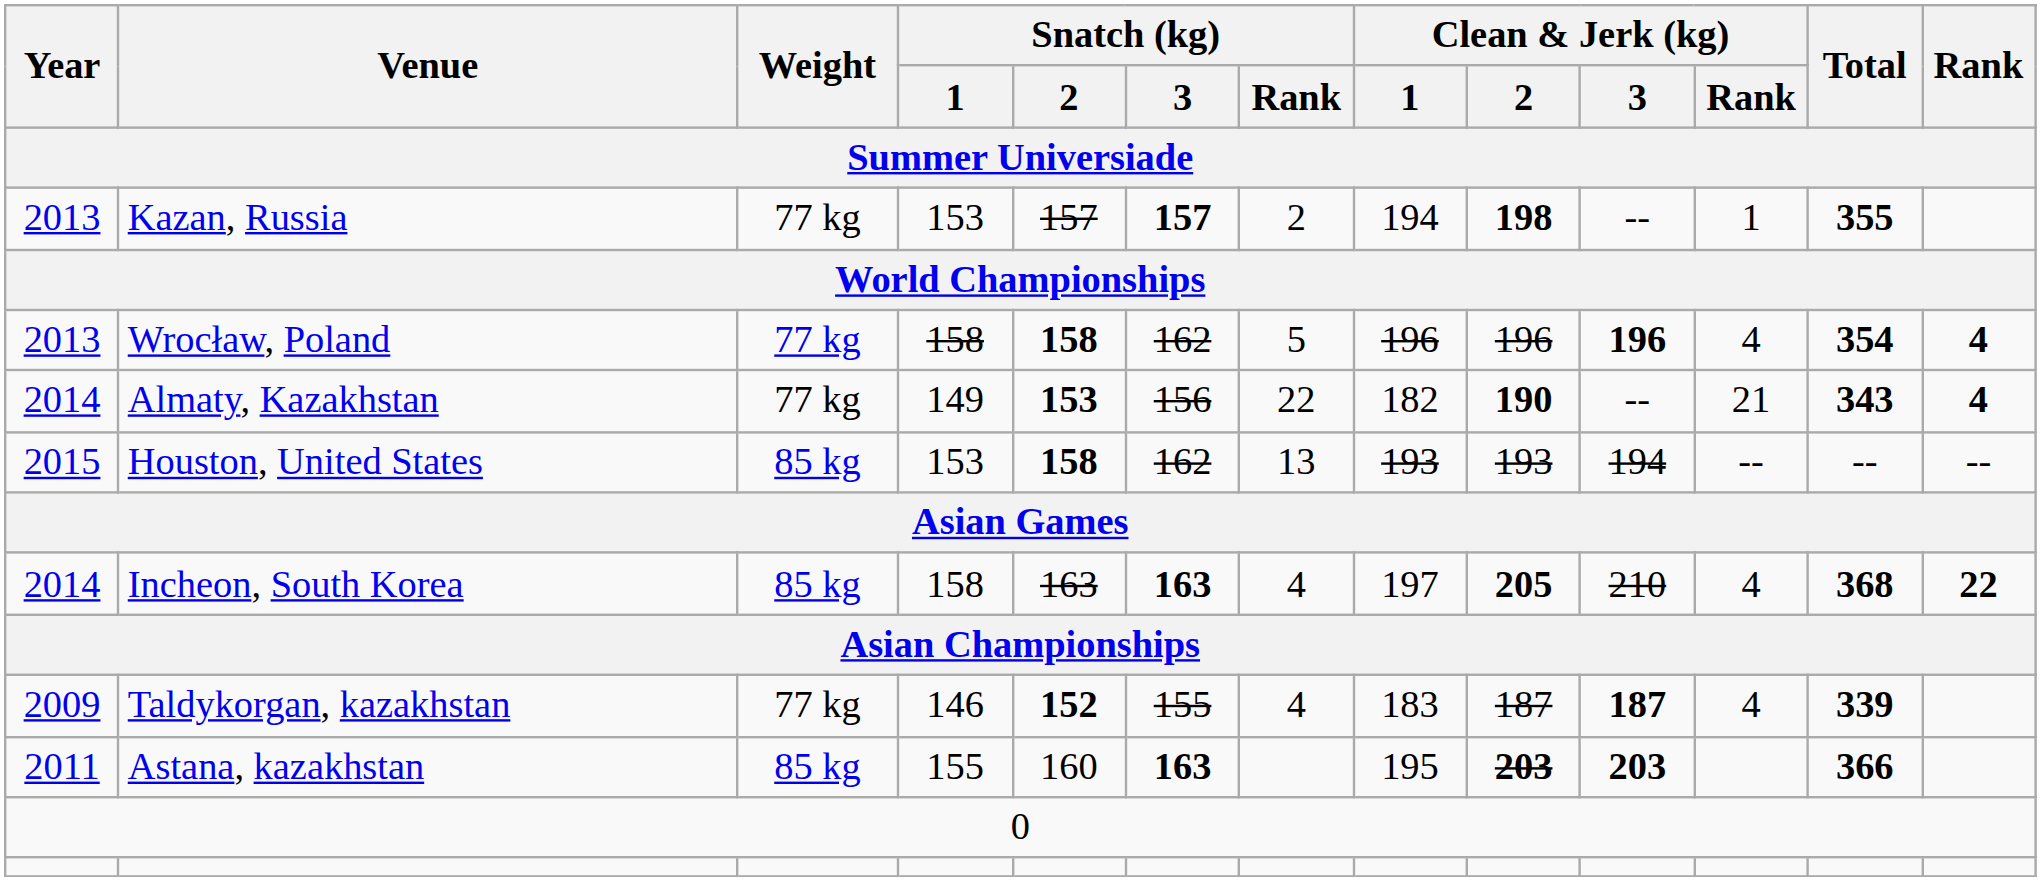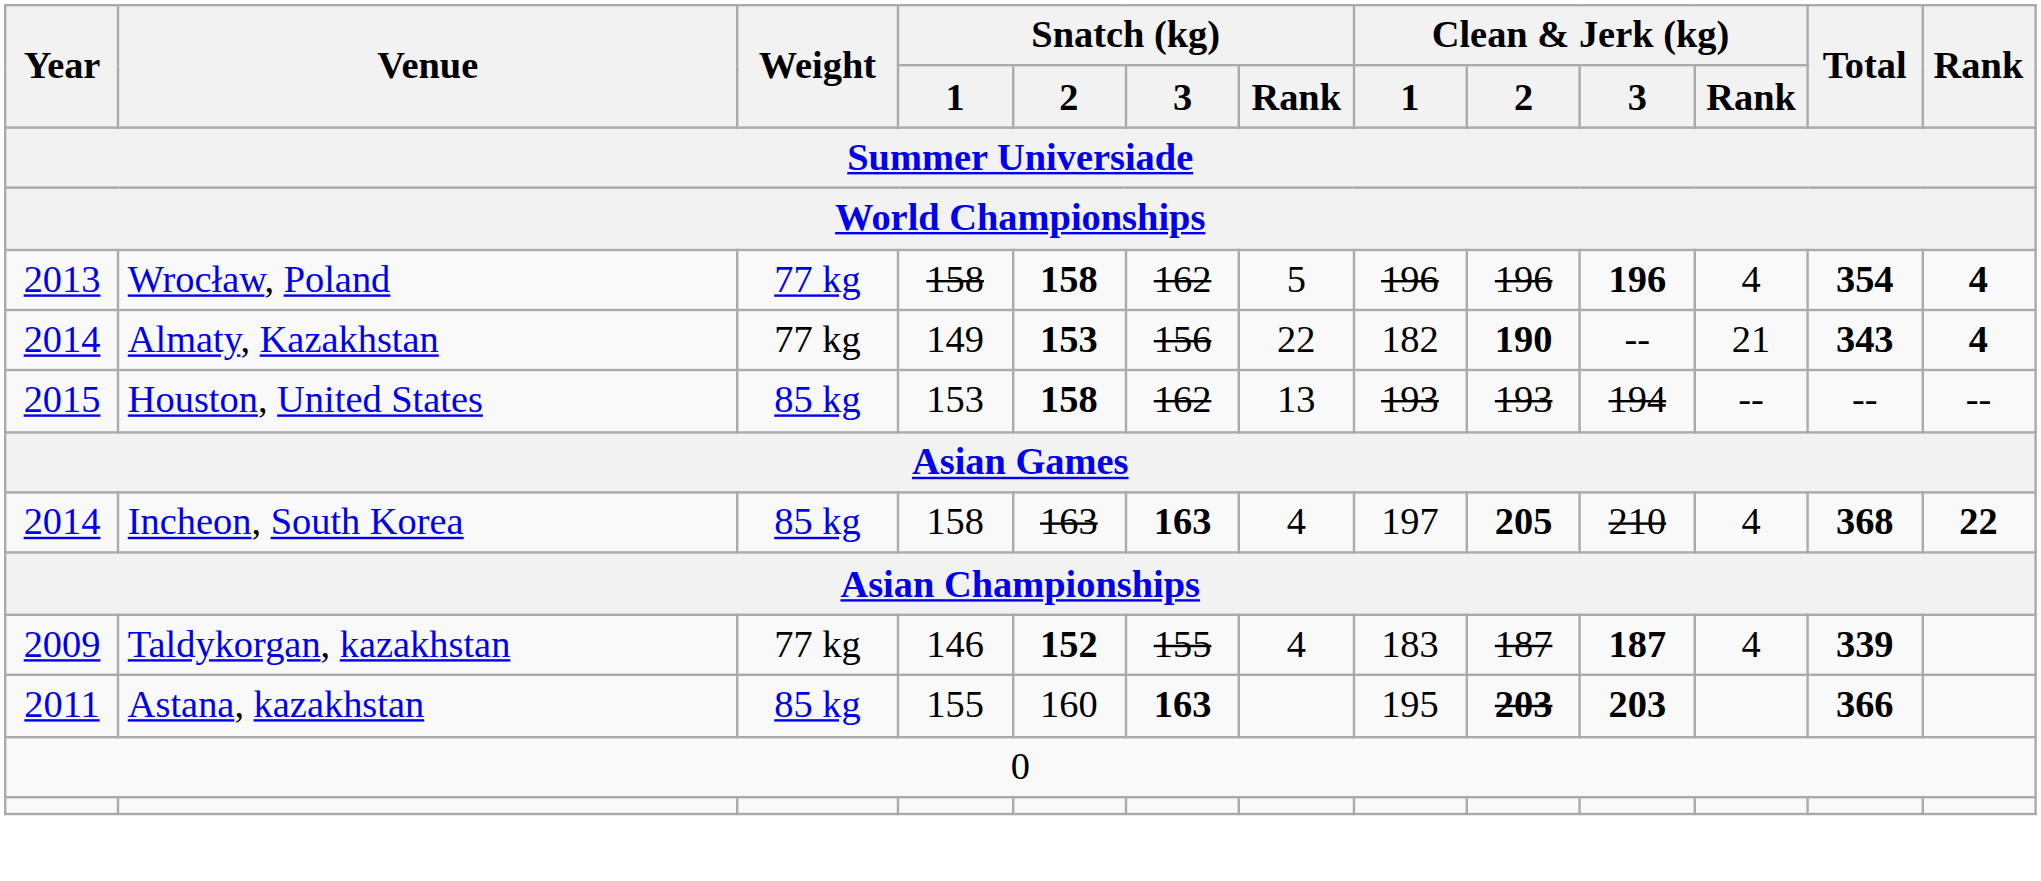- row: (238, 217)
